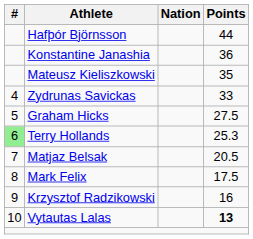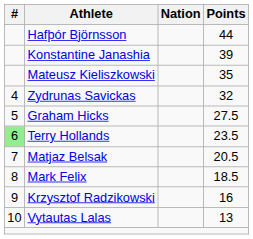(226, 55) 36 -> (226, 55) 39
(226, 95) 33 -> (226, 95) 32
(226, 136) 25.3 -> (226, 136) 23.5
(226, 177) 17.5 -> (226, 177) 18.5
(226, 217) bold -> (226, 217) normal
